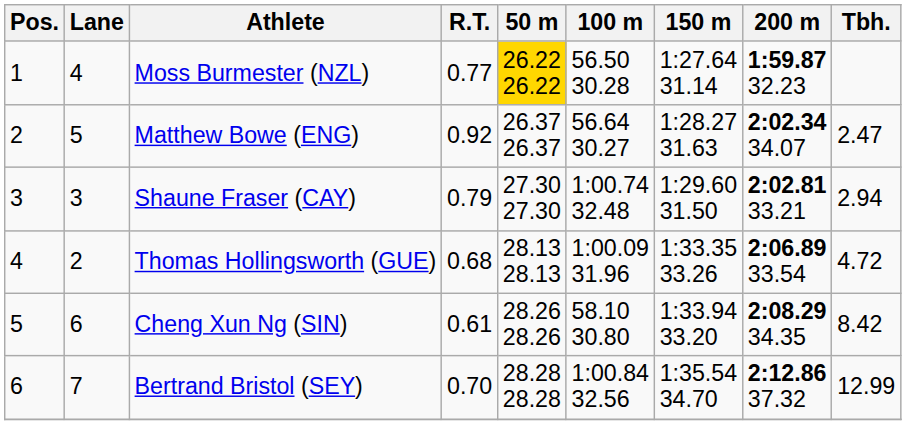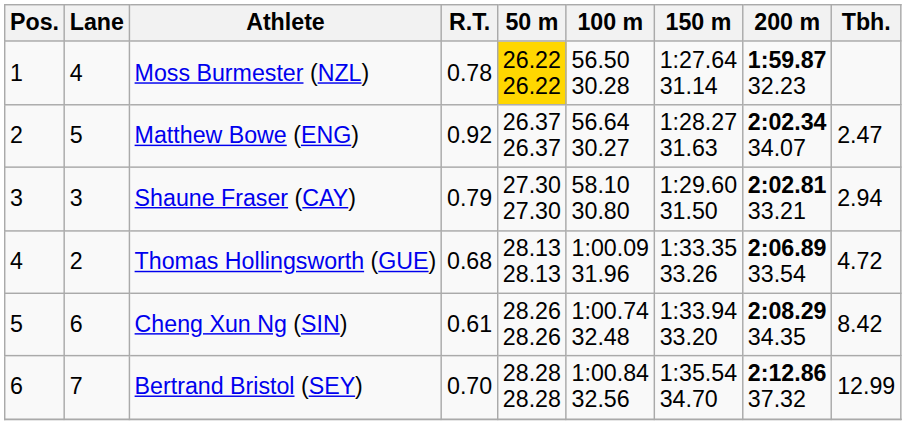(470, 72) 0.77 -> (470, 72) 0.78
(610, 198) 1:00.74 32.48 -> (601, 198) 58.10 30.80
(601, 324) 58.10 30.80 -> (610, 324) 1:00.74 32.48
